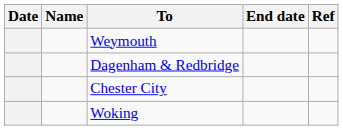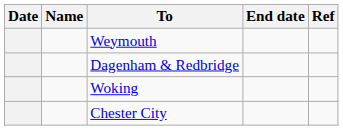rows swapped: (114, 112) <-> (129, 88)
